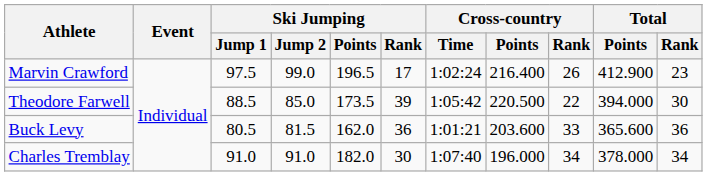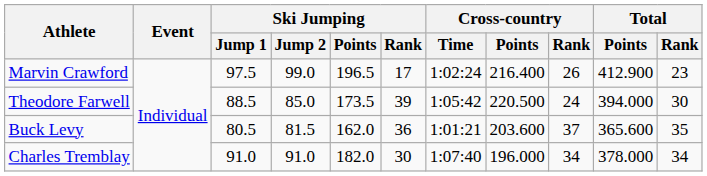(571, 101) 22 -> (571, 101) 24
(571, 129) 33 -> (571, 129) 37
(680, 129) 36 -> (680, 129) 35
